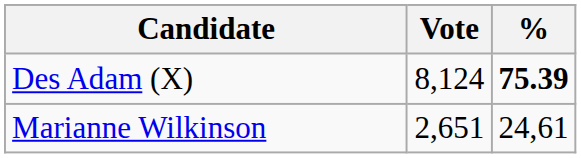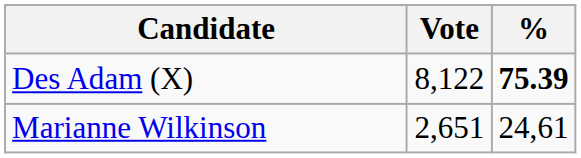(449, 78) 8,124 -> (449, 78) 8,122
